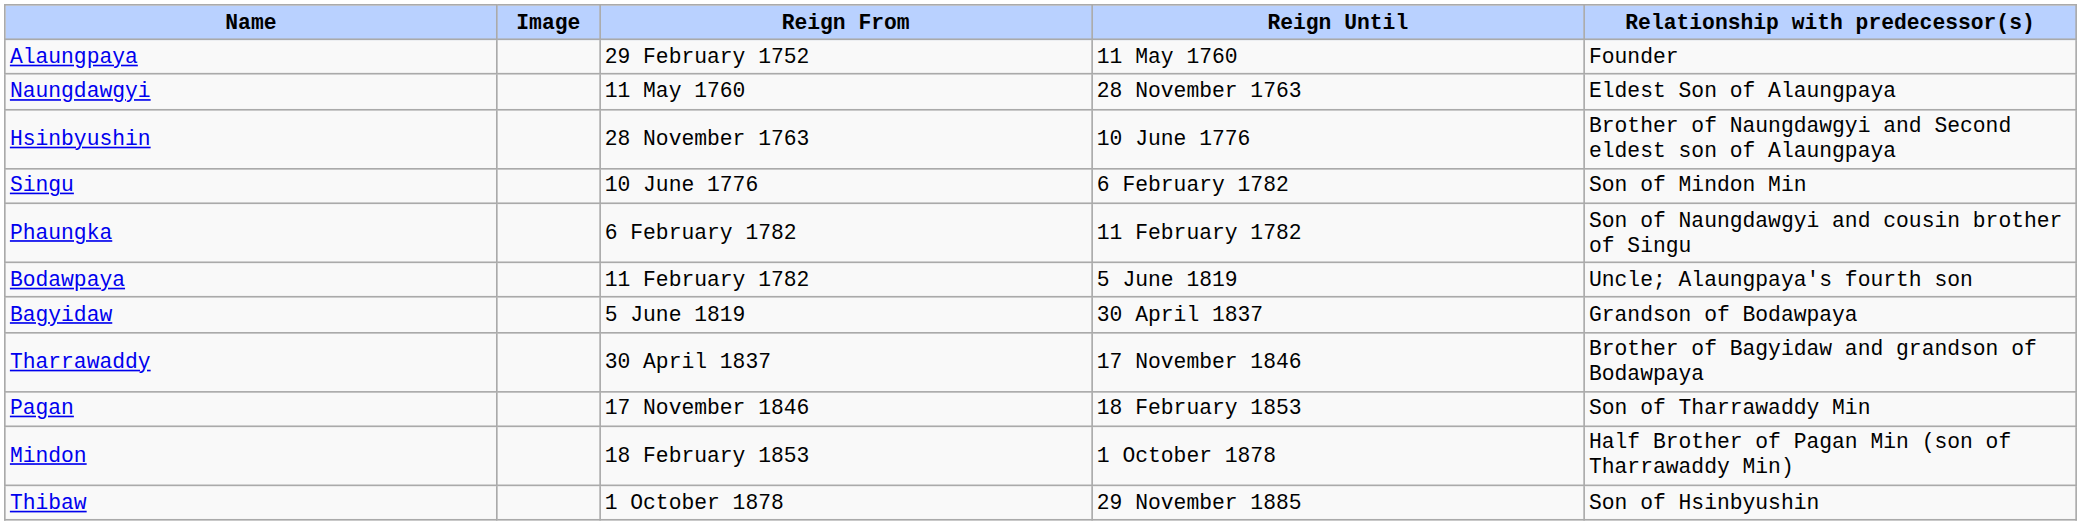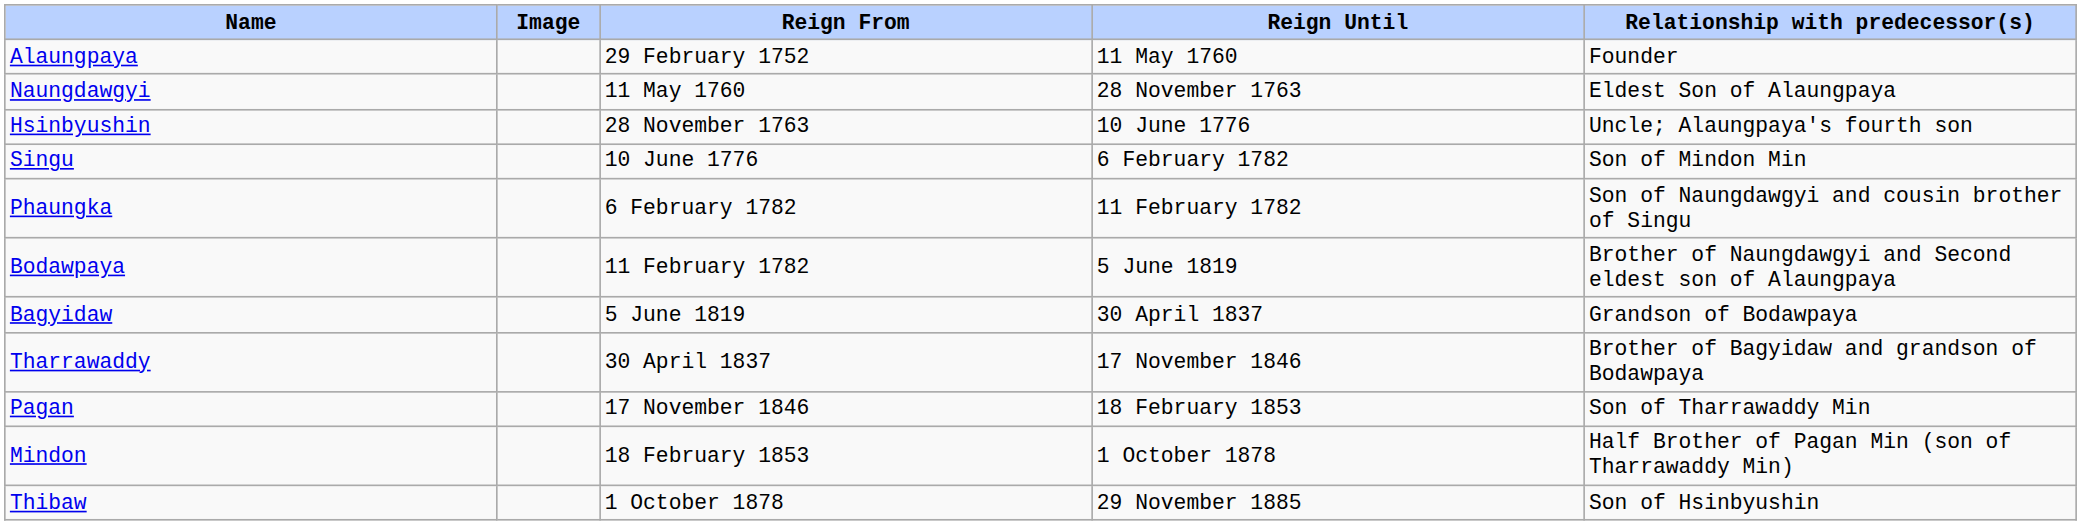(1800, 139) Brother of Naungdawgyi and Second eldest son of Alaungpaya -> (1781, 126) Uncle; Alaungpaya's fourth son
(1781, 280) Uncle; Alaungpaya's fourth son -> (1800, 268) Brother of Naungdawgyi and Second eldest son of Alaungpaya
